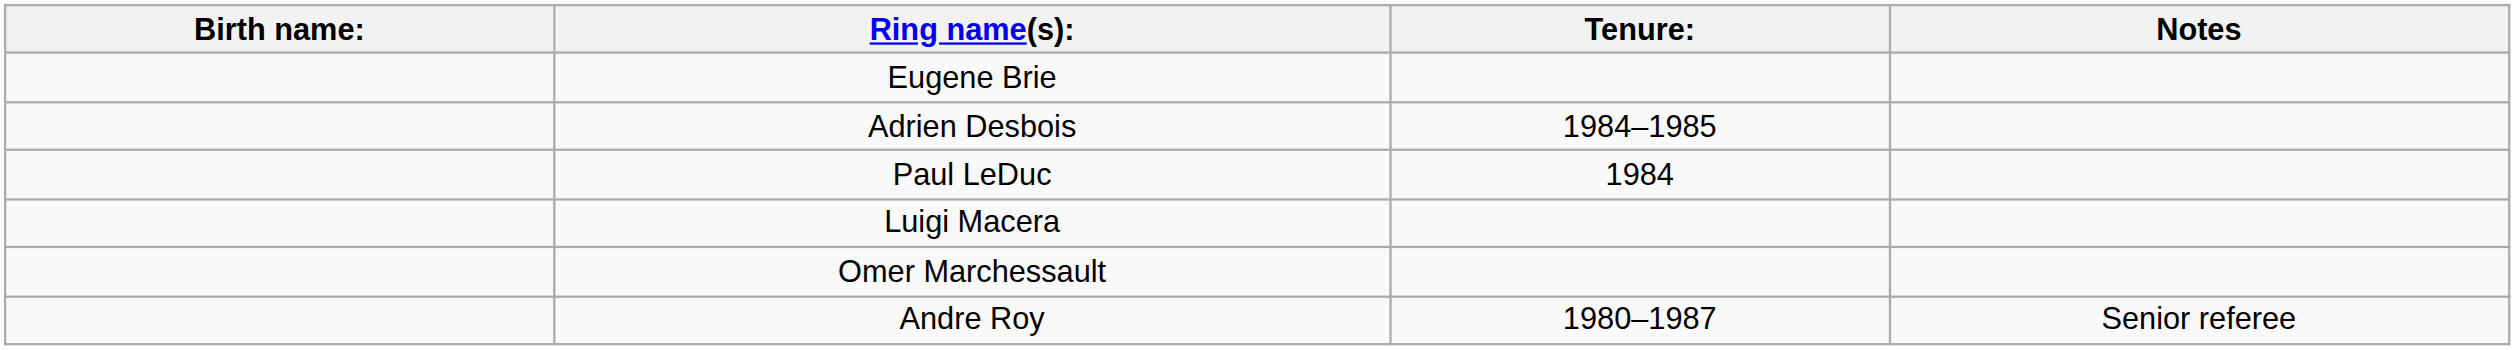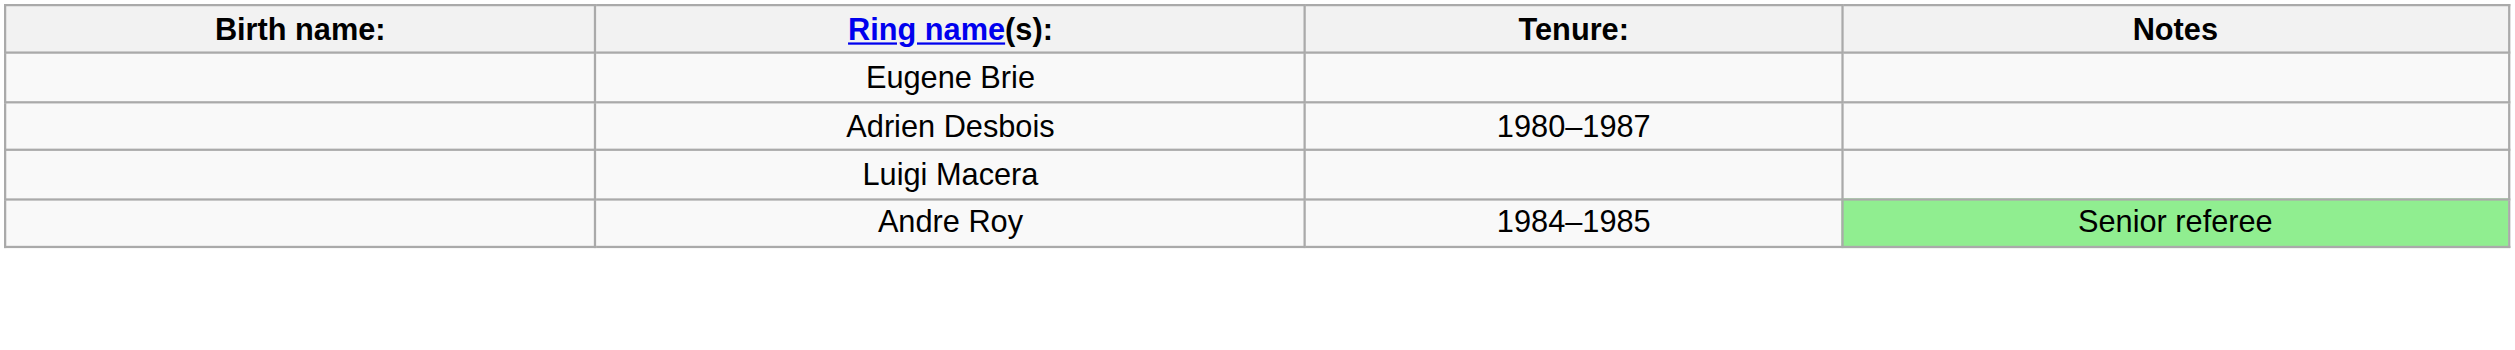(1640, 126) 1984–1985 -> (1574, 126) 1980–1987
- row: (972, 174)
- row: (972, 271)
(1640, 320) 1980–1987 -> (1574, 223) 1984–1985
(2199, 320) no background -> (2175, 223) lightgreen background
